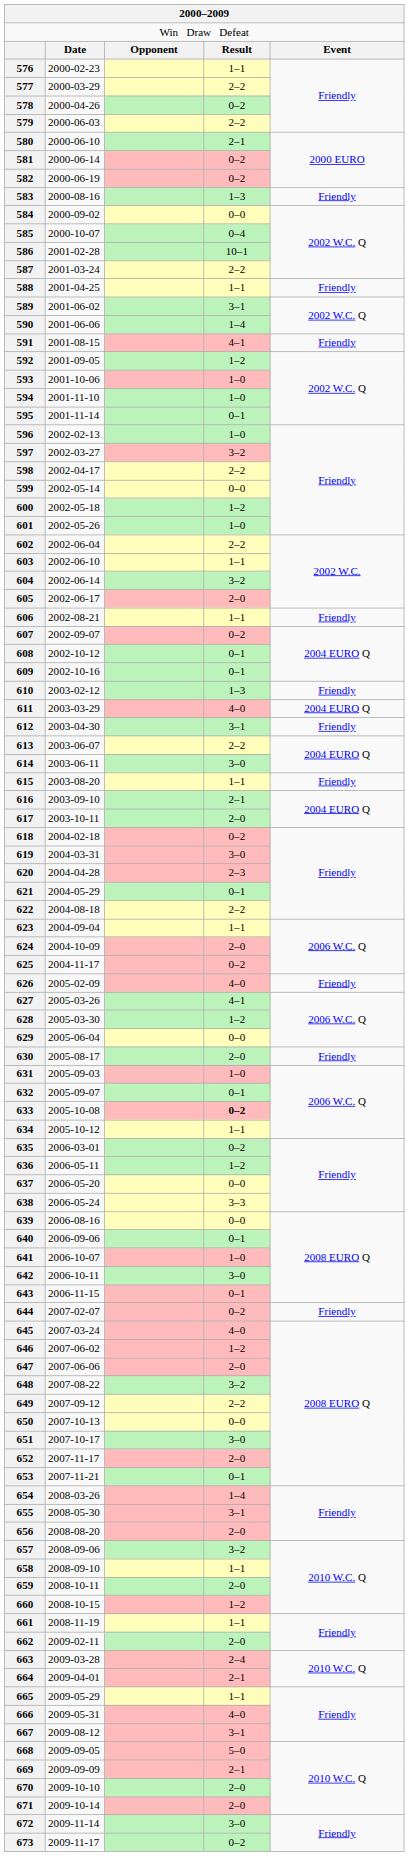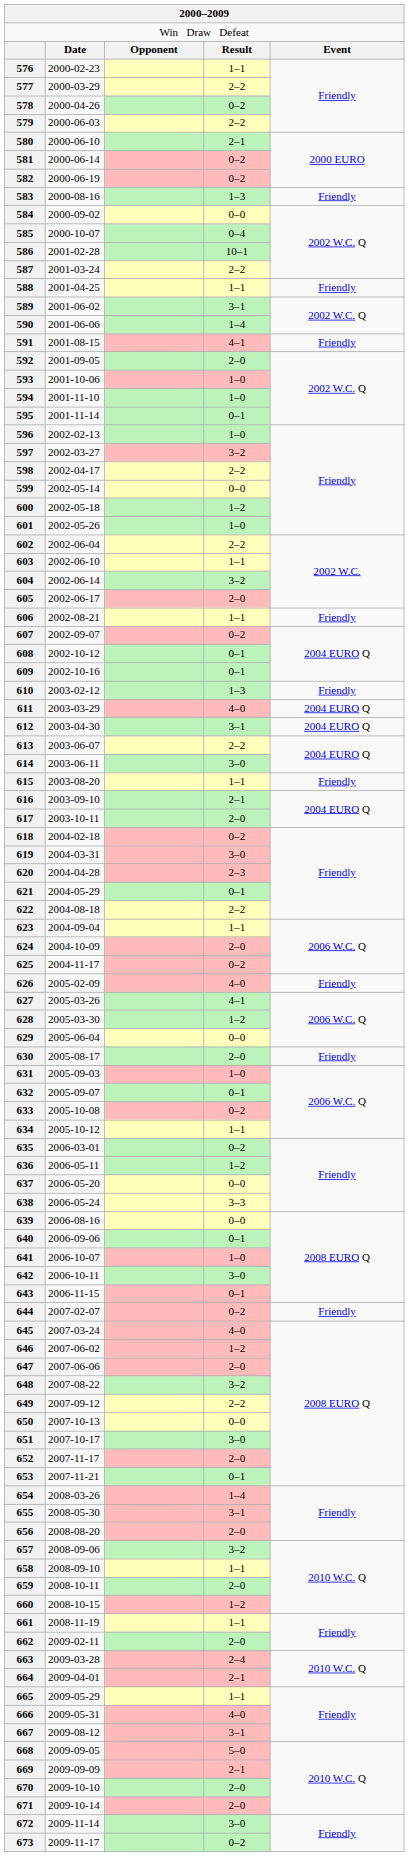(237, 361) 1–2 -> (237, 361) 2–0
(337, 727) Friendly -> (337, 727) 2004 EURO Q
(237, 1111) bold -> (237, 1111) normal
